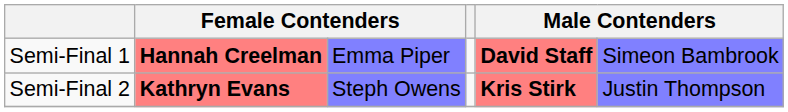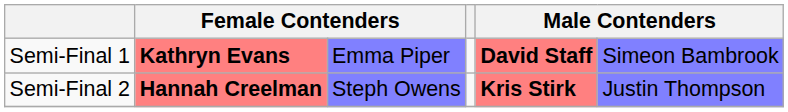(231, 55) Hannah Creelman -> (215, 55) Kathryn Evans
(215, 89) Kathryn Evans -> (231, 89) Hannah Creelman
